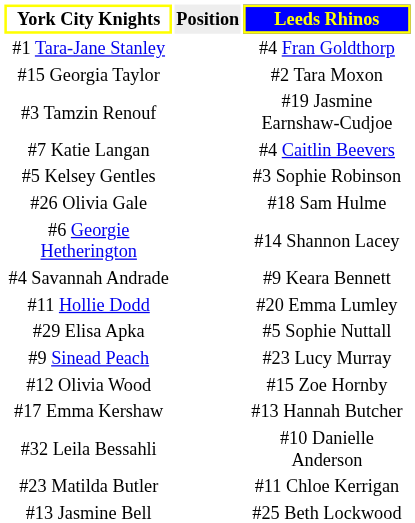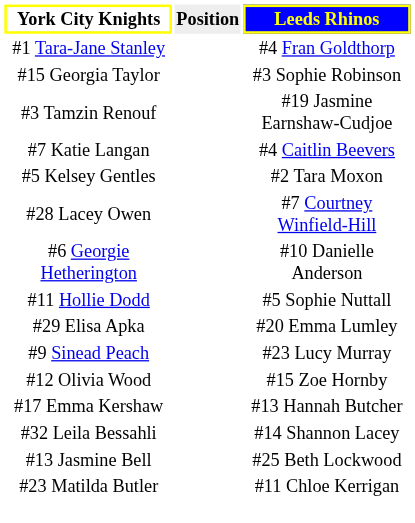(327, 74) #2 Tara Moxon -> (327, 74) #3 Sophie Robinson
(327, 176) #3 Sophie Robinson -> (327, 176) #2 Tara Moxon
- row: (89, 203)
+ row: (89, 213)
(327, 240) #14 Shannon Lacey -> (327, 262) #10 Danielle Anderson
- row: (89, 278)
(327, 304) #20 Emma Lumley -> (327, 299) #5 Sophie Nuttall
(327, 331) #5 Sophie Nuttall -> (327, 326) #20 Emma Lumley
(327, 448) #10 Danielle Anderson -> (327, 433) #14 Shannon Lacey
rows swapped: (89, 513) <-> (89, 486)
